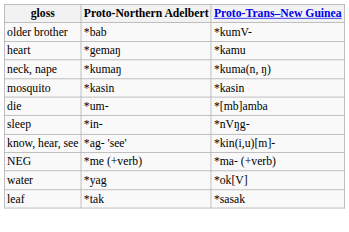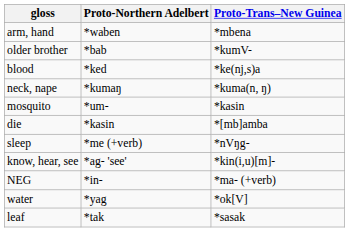+ row: (30, 32)
+ row: (20, 69)
- row: (19, 50)
(99, 87) *kasin -> (96, 106) *um-
(96, 106) *um- -> (99, 124) *kasin
(93, 124) *in- -> (113, 143) *me (+verb)
(113, 161) *me (+verb) -> (93, 180) *in-
